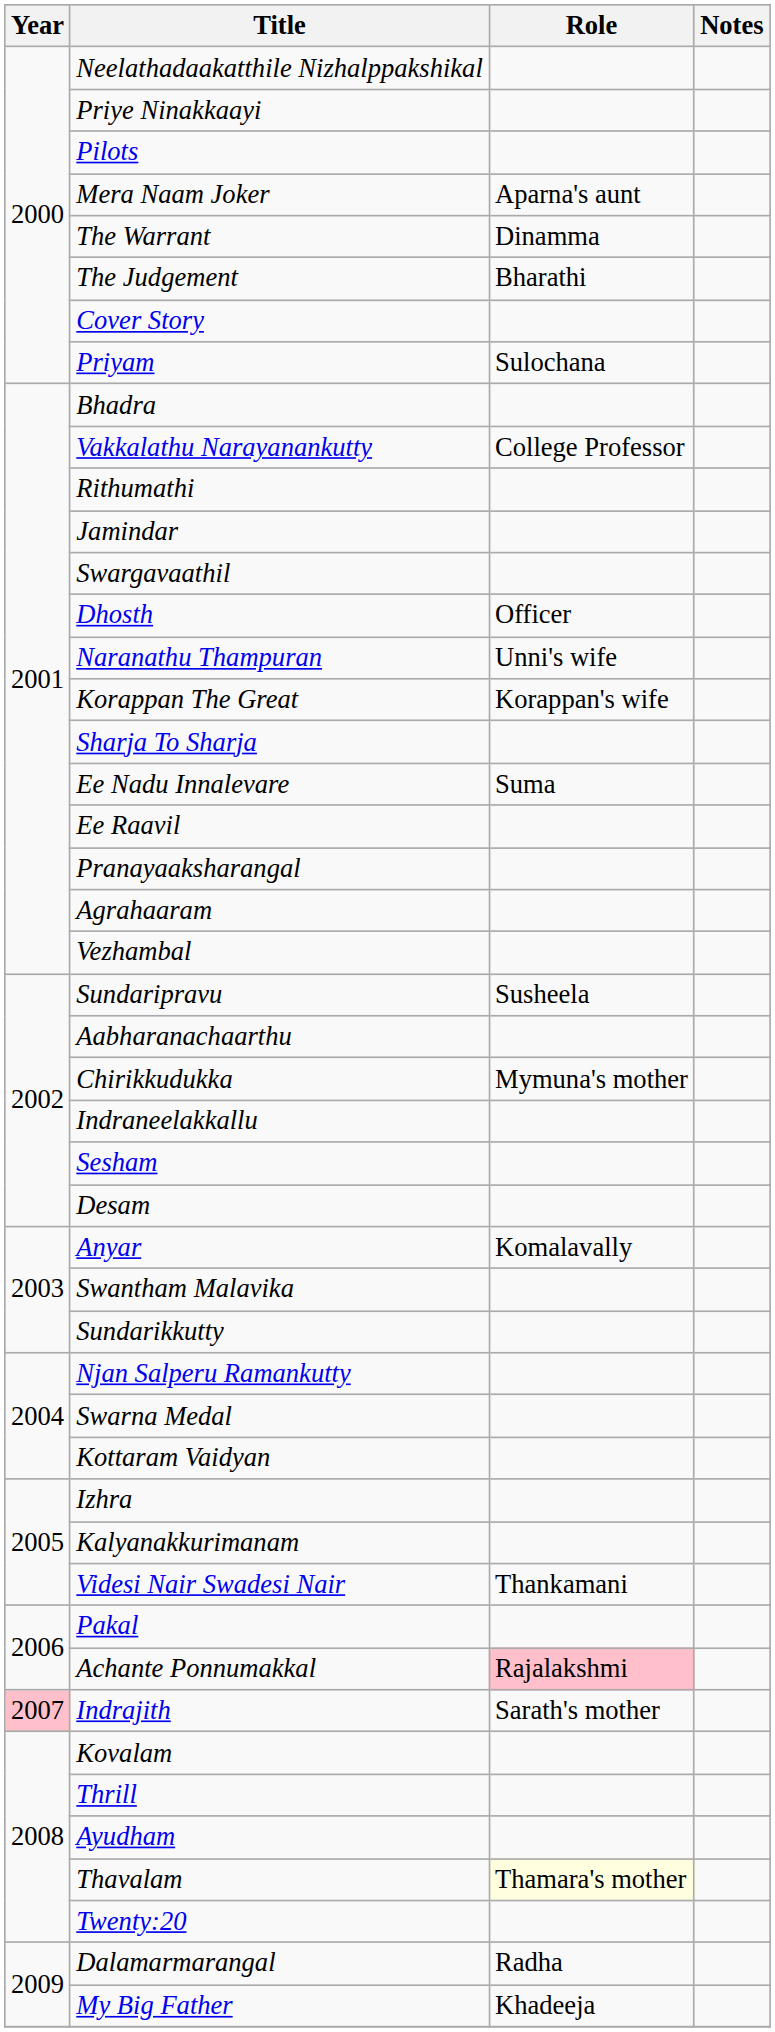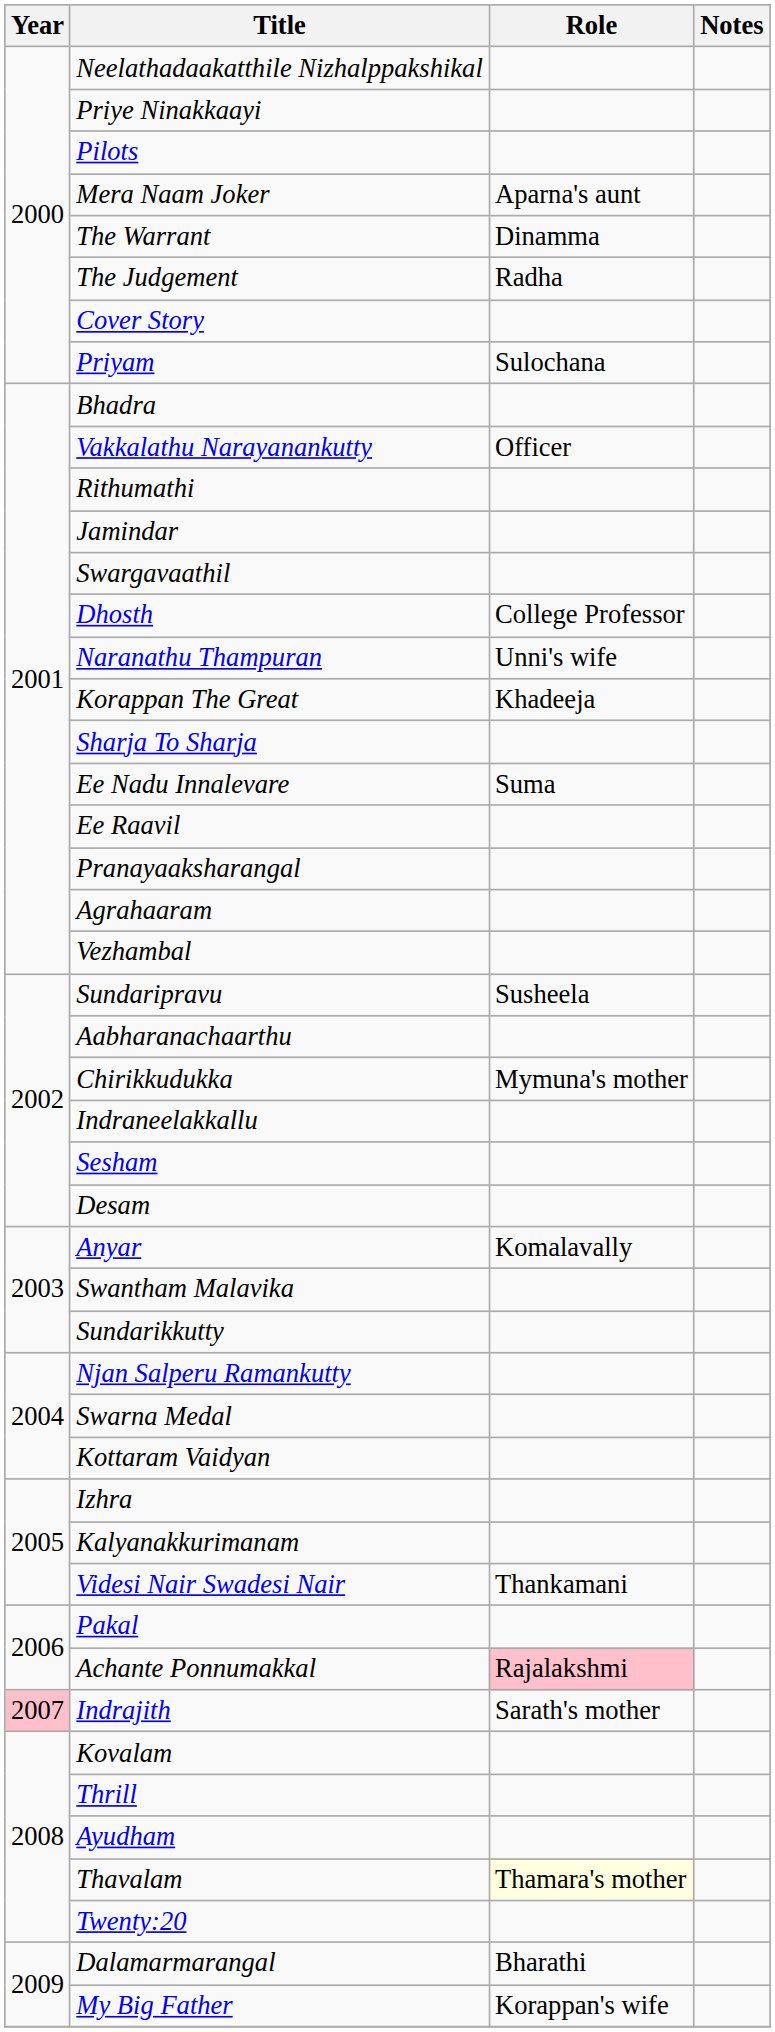(541, 278) Bharathi -> (529, 278) Radha
(590, 446) College Professor -> (533, 446) Officer
(533, 615) Officer -> (590, 615) College Professor
(582, 699) Korappan's wife -> (545, 699) Khadeeja
(529, 1963) Radha -> (541, 1963) Bharathi
(545, 2005) Khadeeja -> (582, 2005) Korappan's wife
